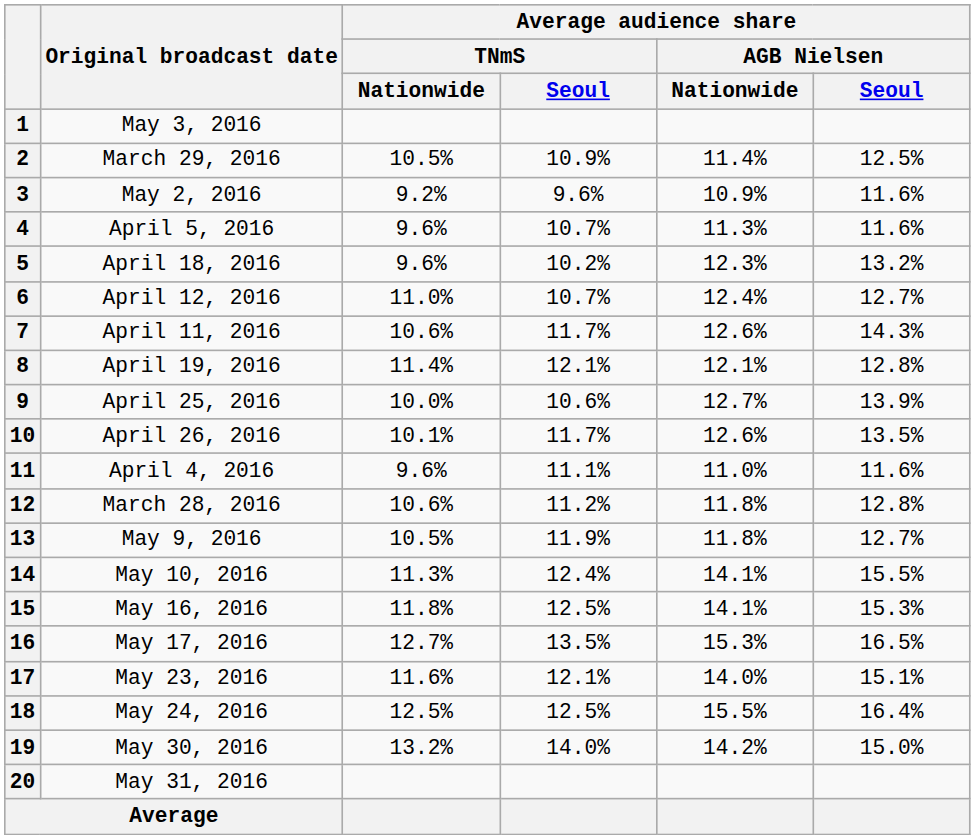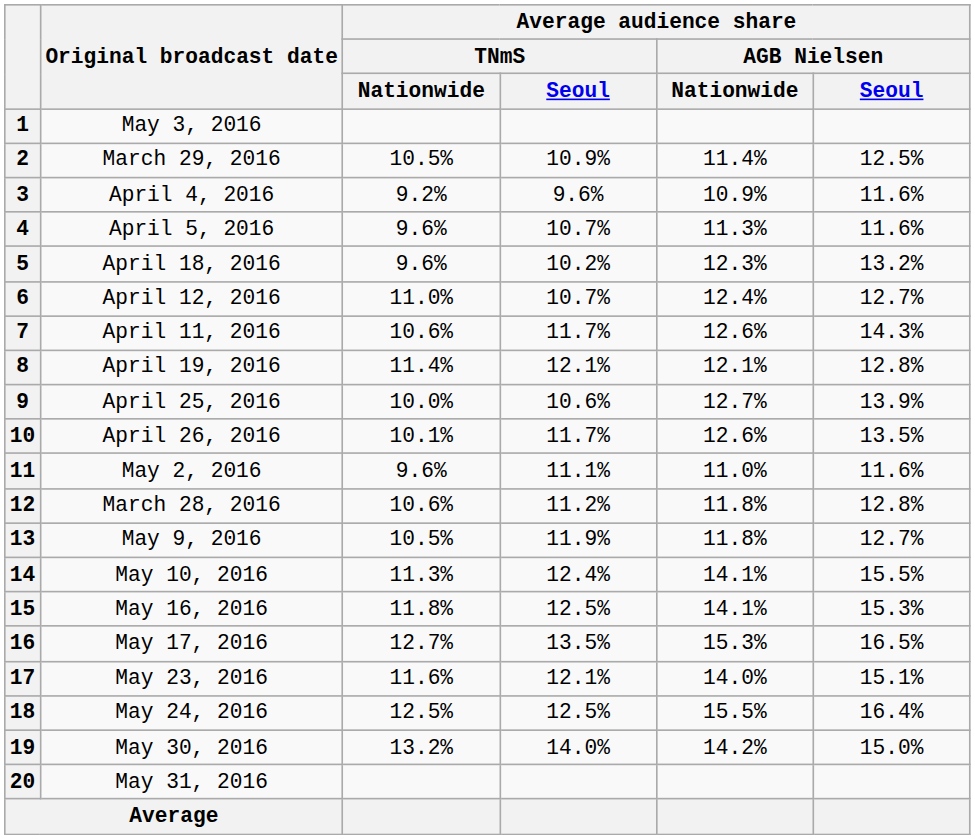(192, 195) May 2, 2016 -> (192, 195) April 4, 2016
(192, 471) April 4, 2016 -> (192, 471) May 2, 2016
